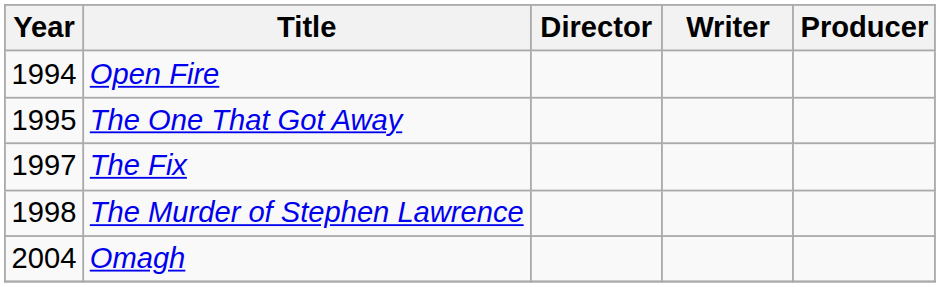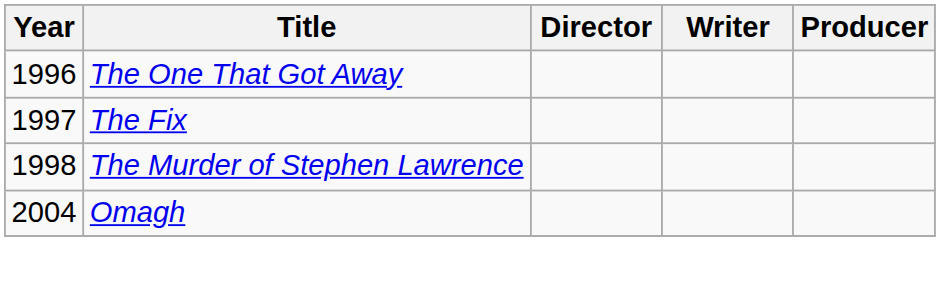- row: (155, 73)
(44, 119) 1995 -> (44, 73) 1996
